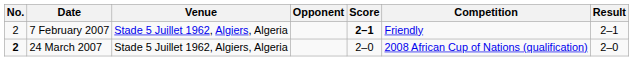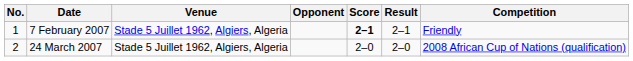columns swapped: (609, 13) <-> (486, 13)
(16, 30) 2 -> (16, 30) 1
(16, 47) bold -> (16, 47) normal
